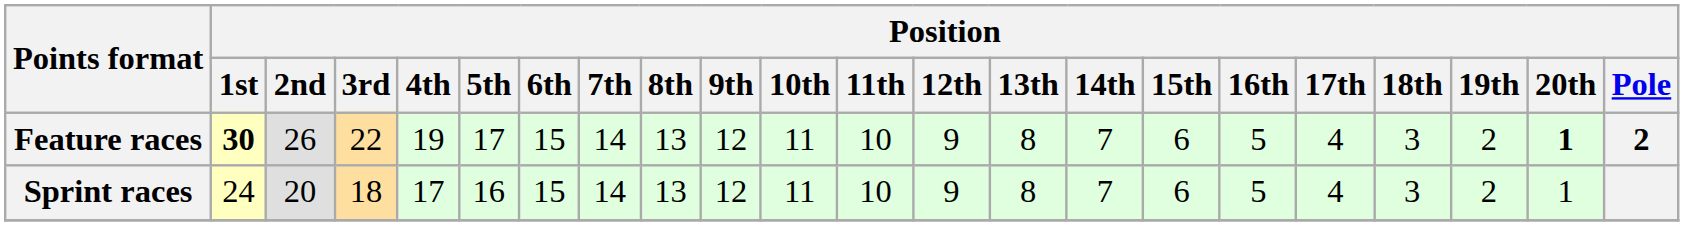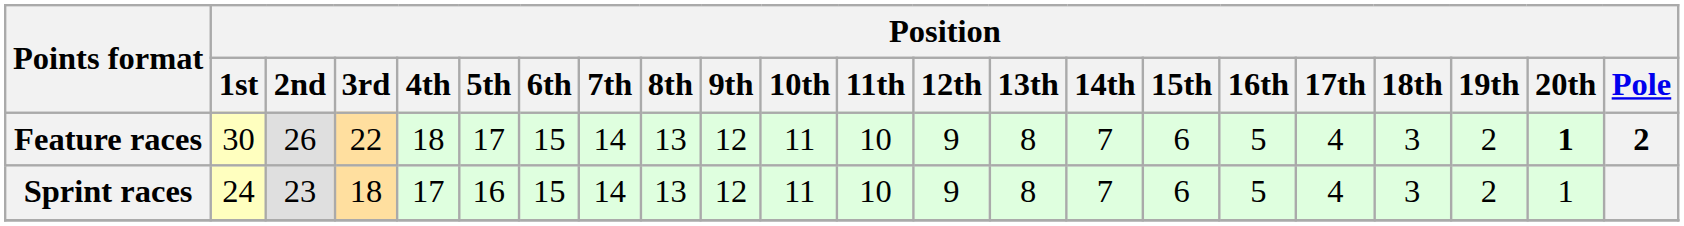(239, 138) bold -> (239, 138) normal
(428, 138) 19 -> (428, 138) 18
(300, 191) 20 -> (300, 191) 23
